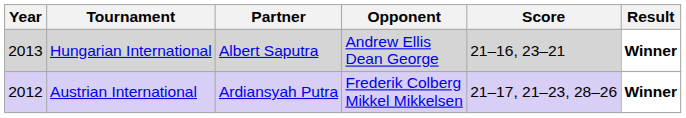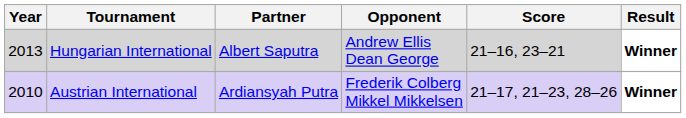(25, 92) 2012 -> (25, 92) 2010
